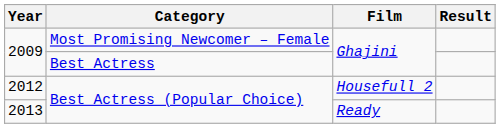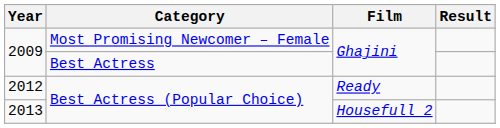(385, 88) Housefull 2 -> (358, 88) Ready
(358, 111) Ready -> (385, 111) Housefull 2
